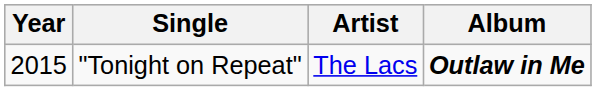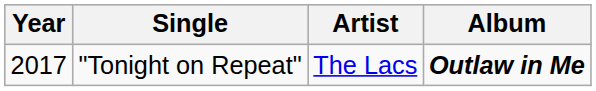(39, 64) 2015 -> (39, 64) 2017
